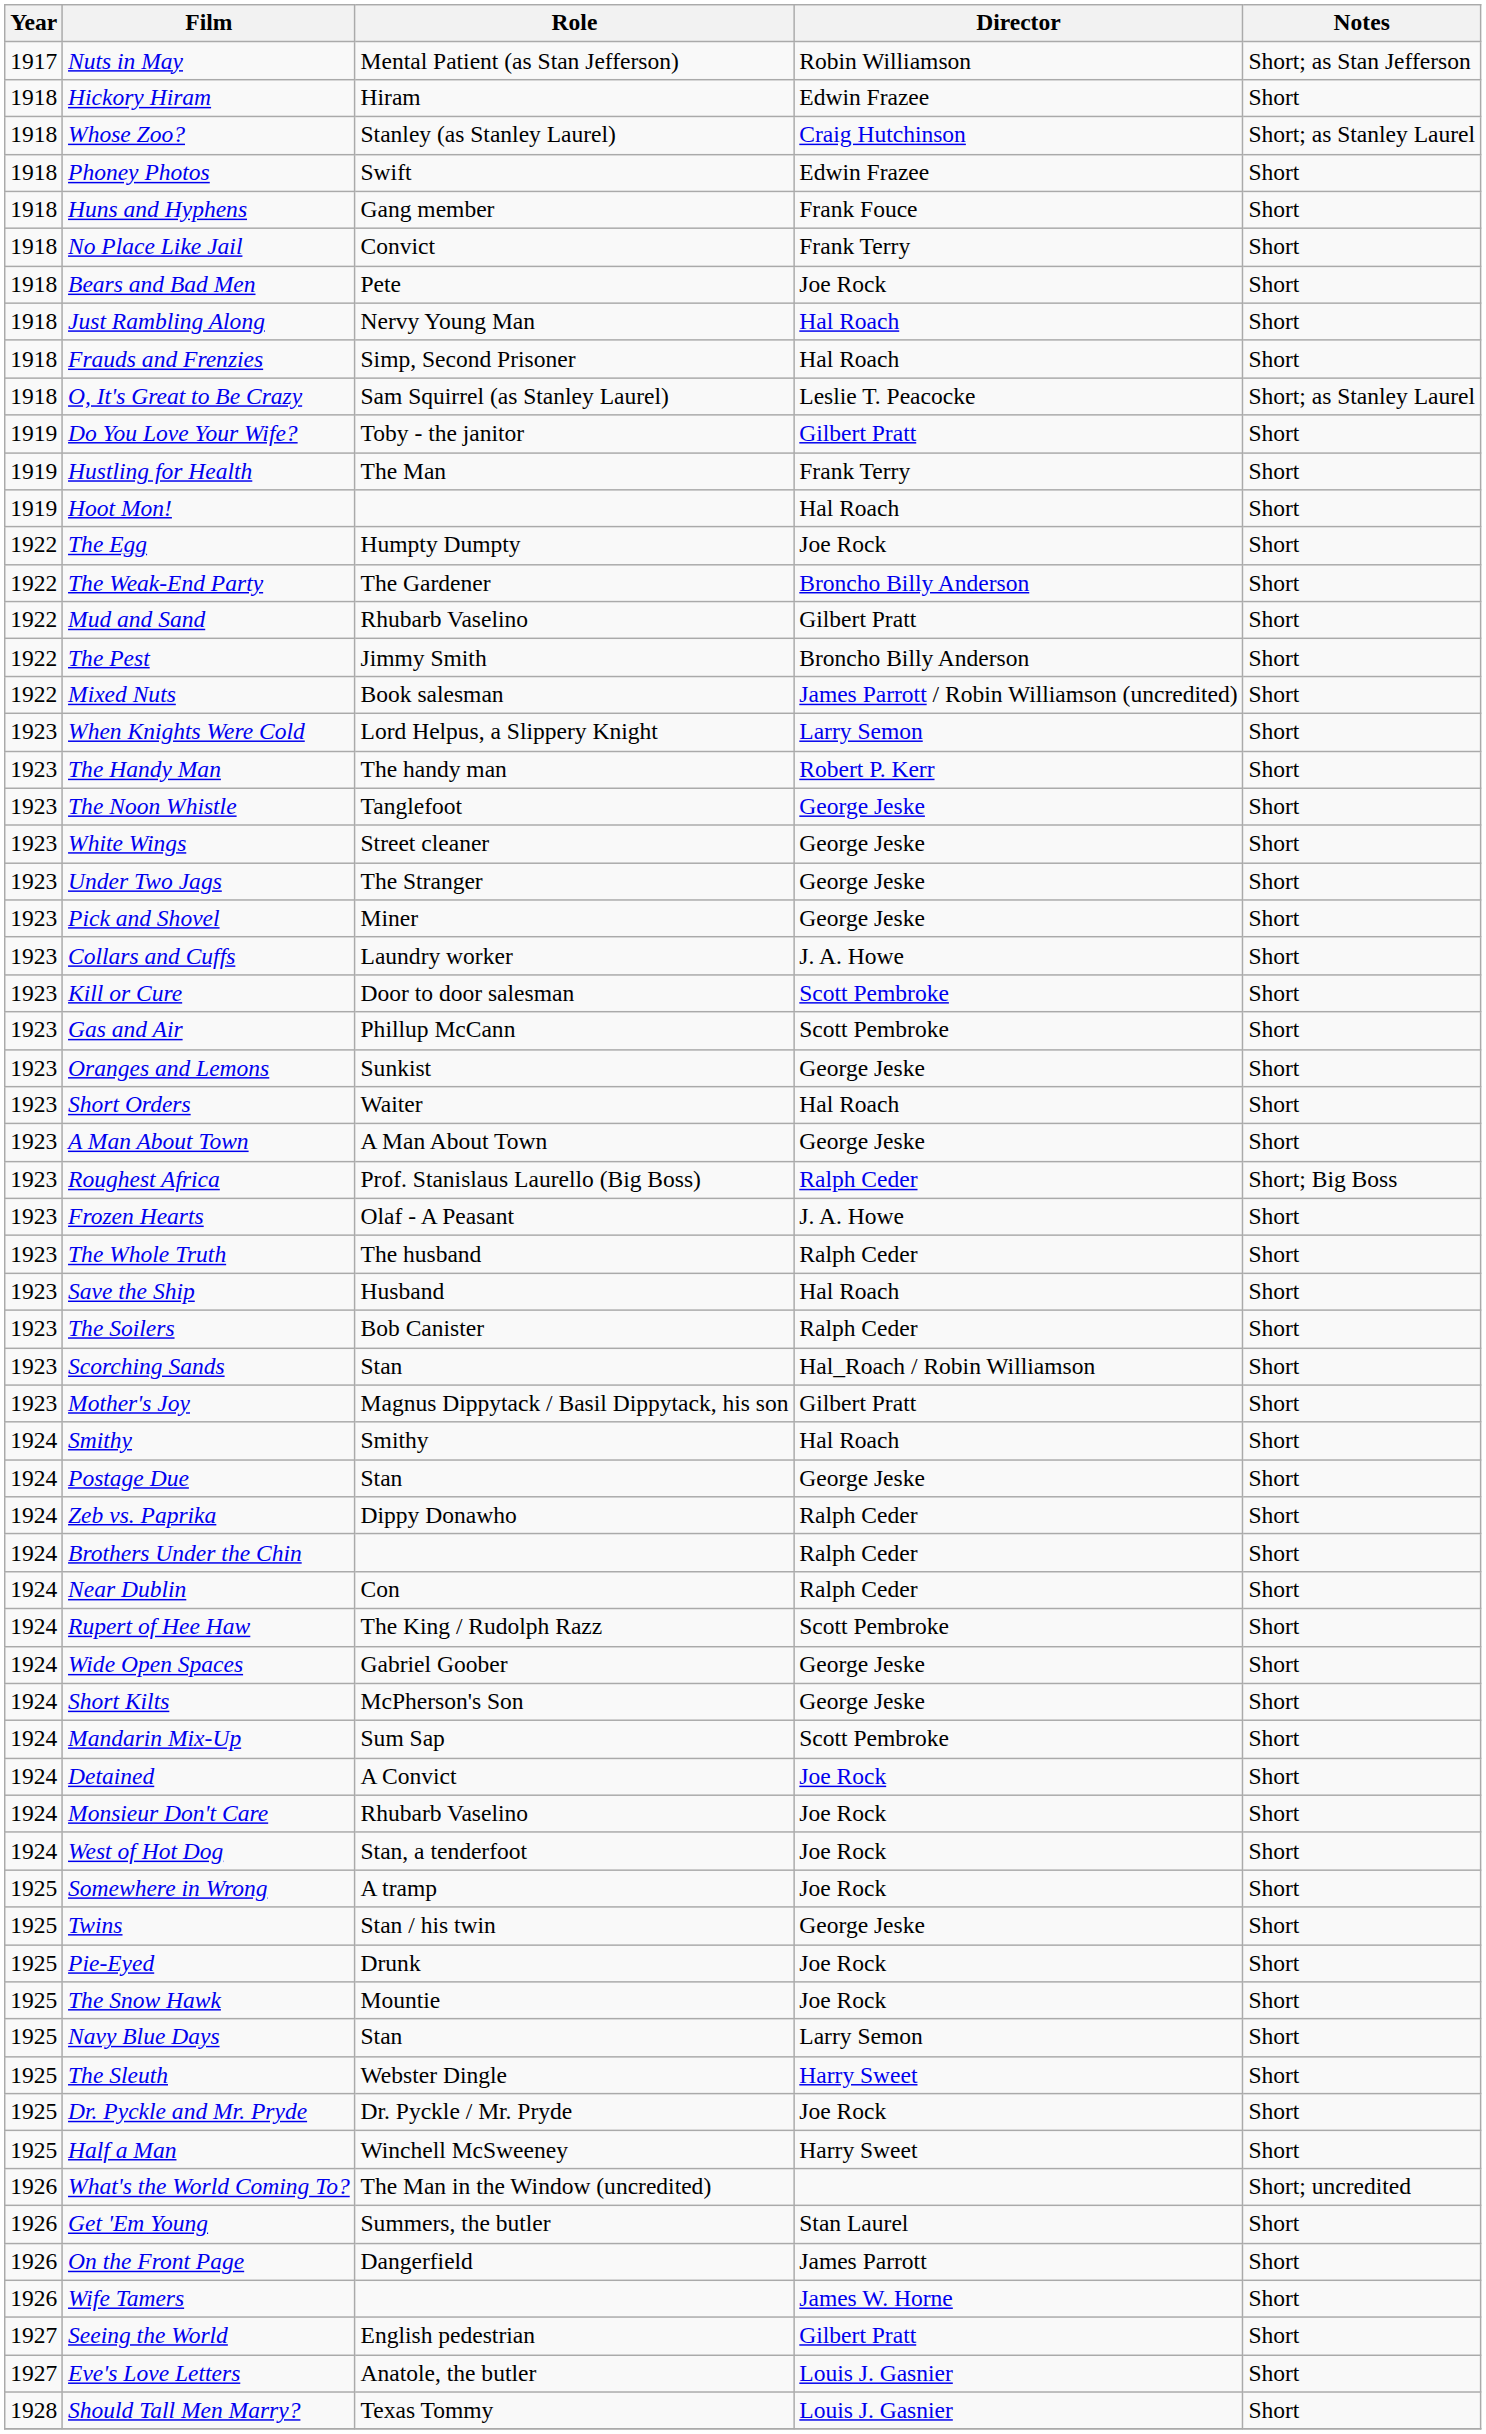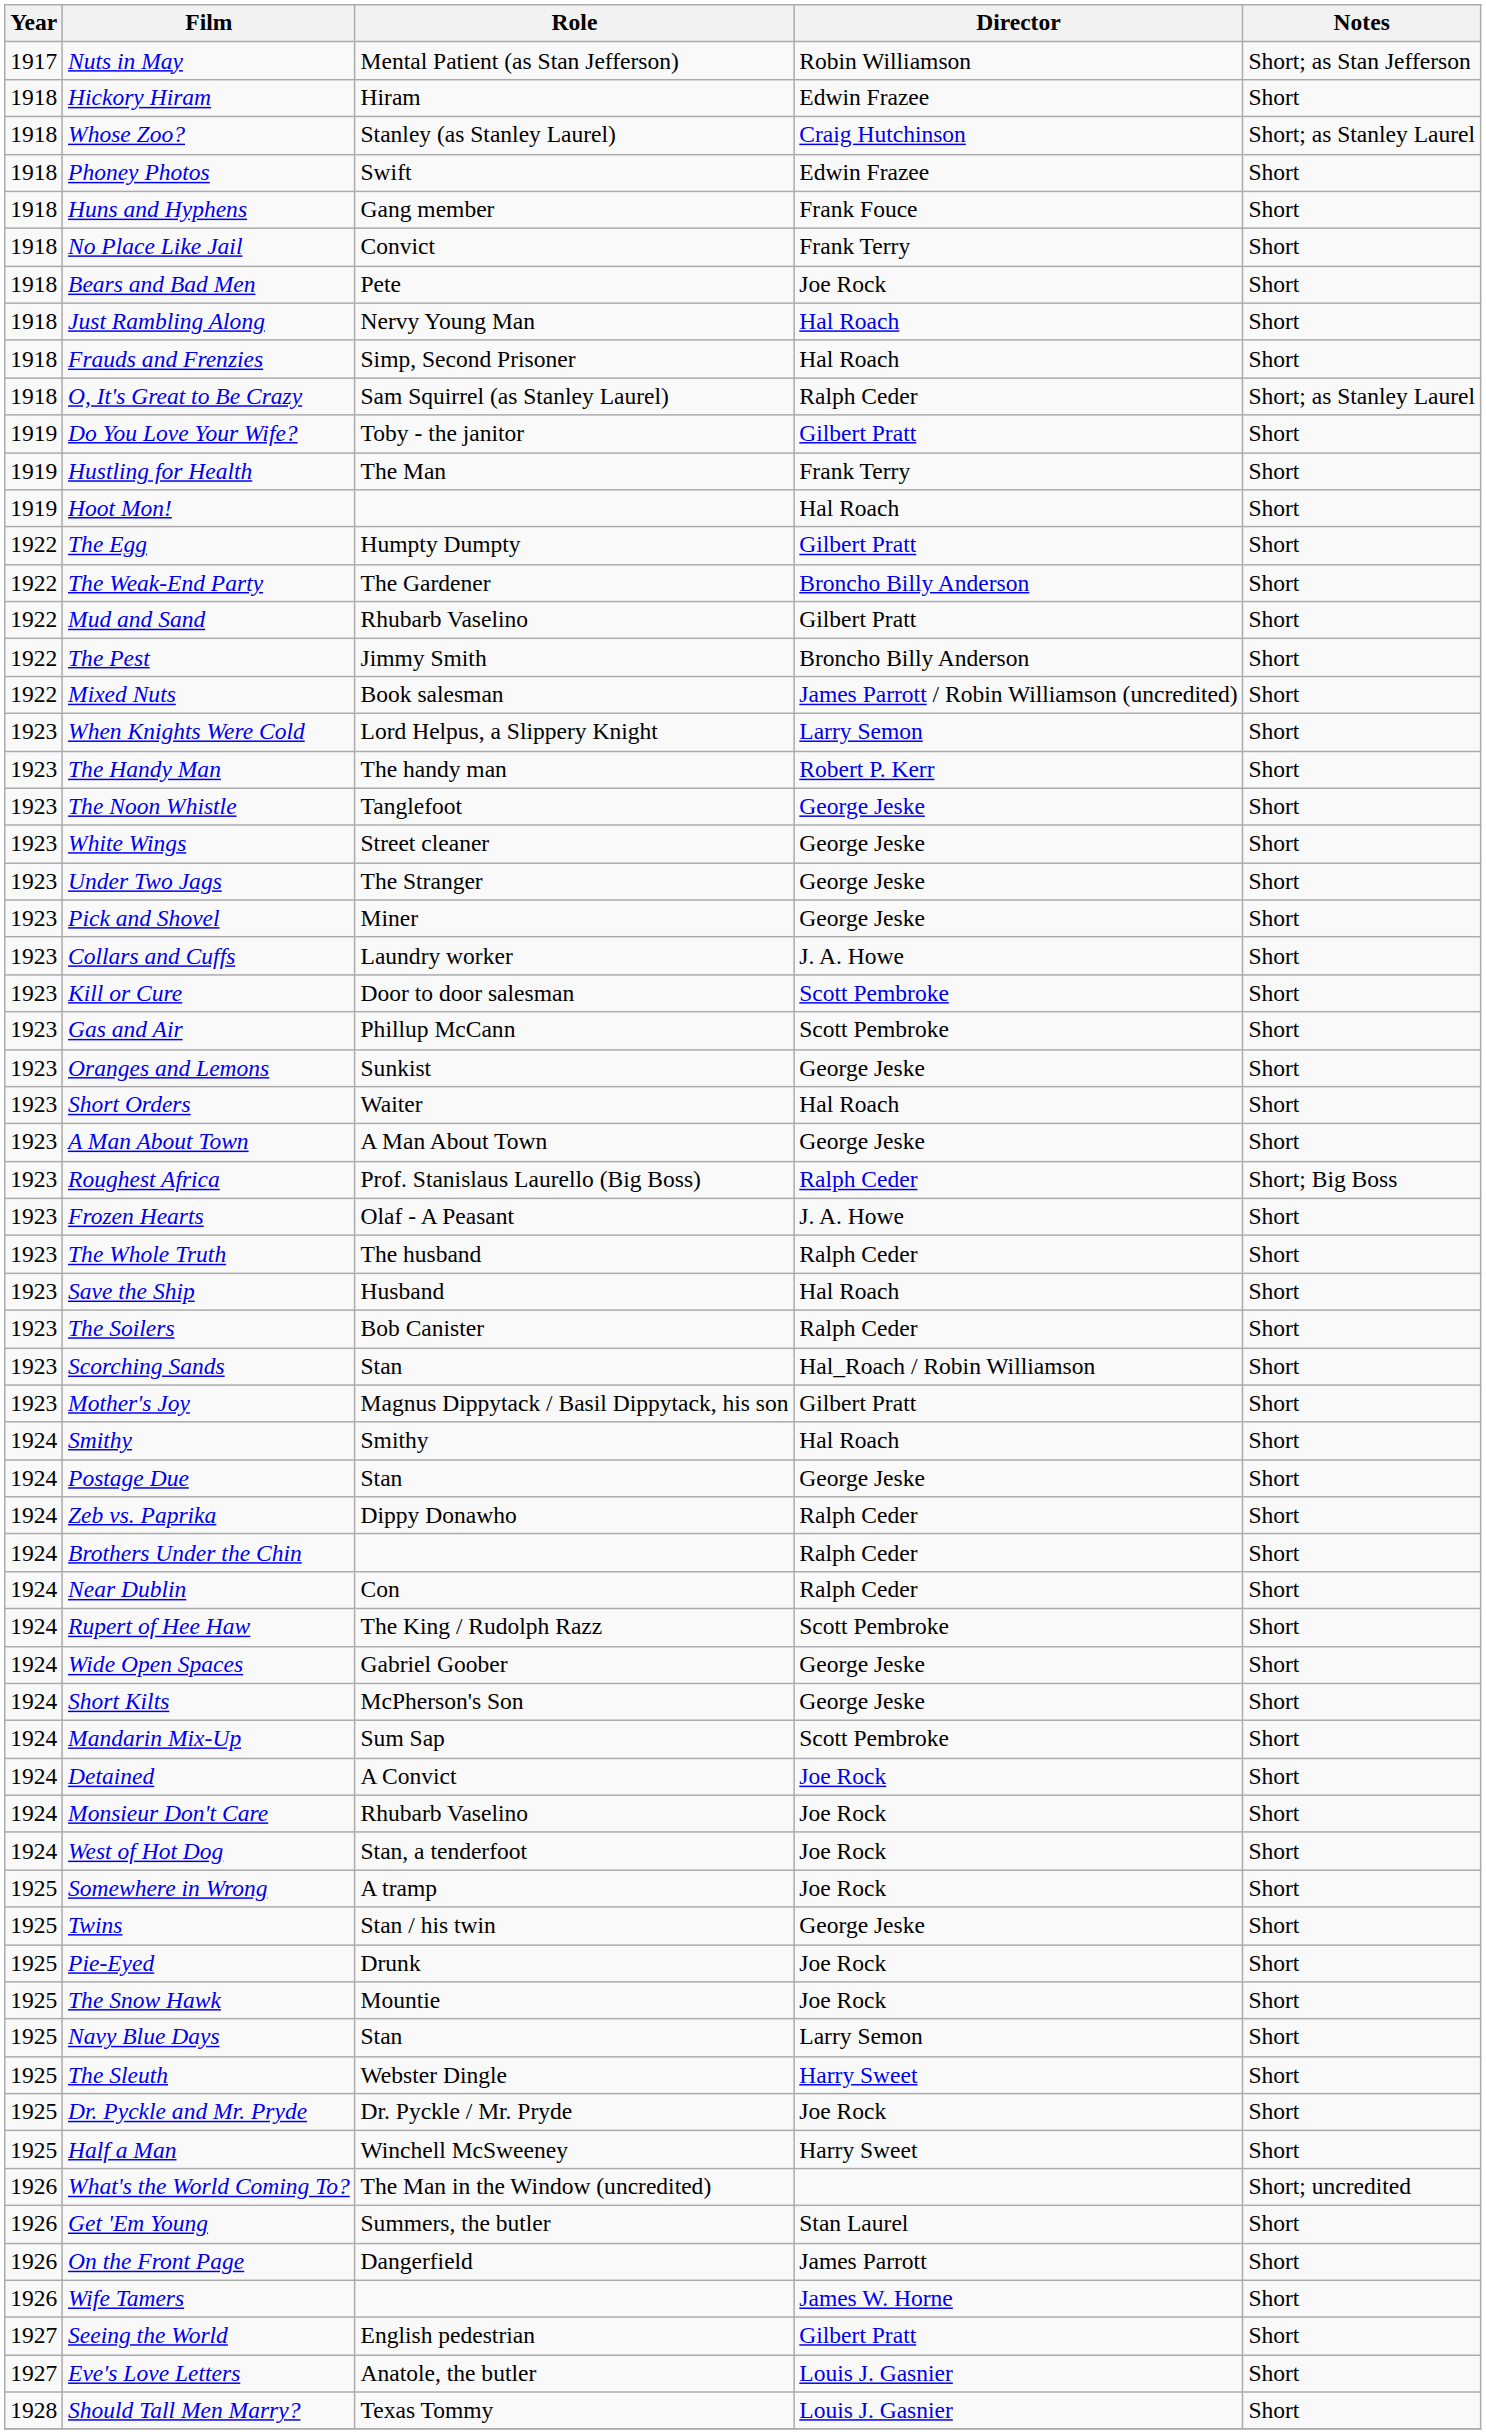(887, 396) Leslie T. Peacocke -> (858, 396) Ralph Ceder
(843, 545) Joe Rock -> (858, 545) Gilbert Pratt
